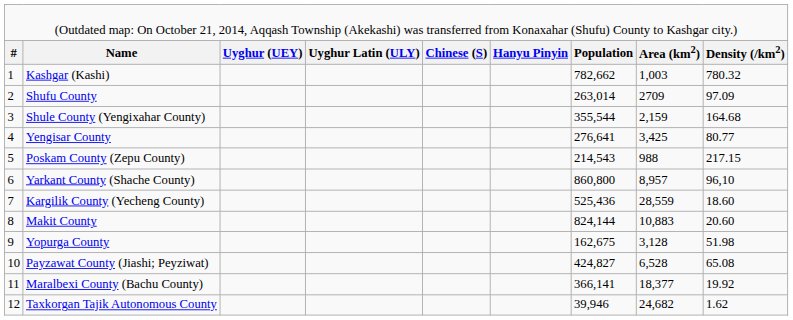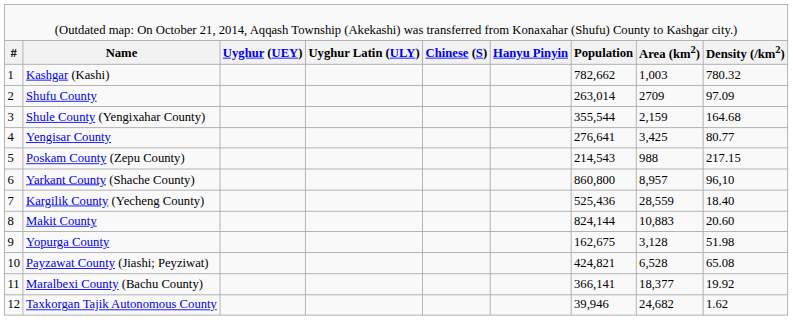(720, 200) 18.60 -> (720, 200) 18.40
(595, 263) 424,827 -> (595, 263) 424,821
